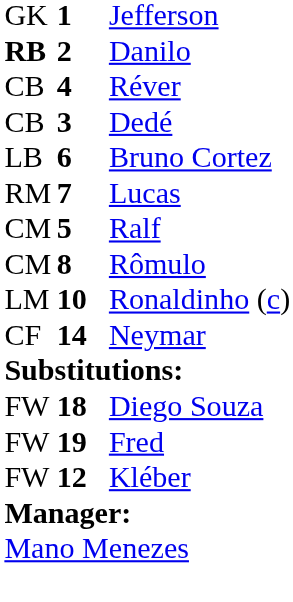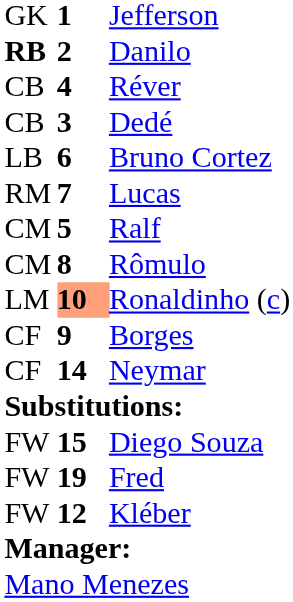(72, 299) no background -> (72, 299) lightsalmon background
+ row: (151, 334)
(72, 406) 18 -> (72, 441) 15
